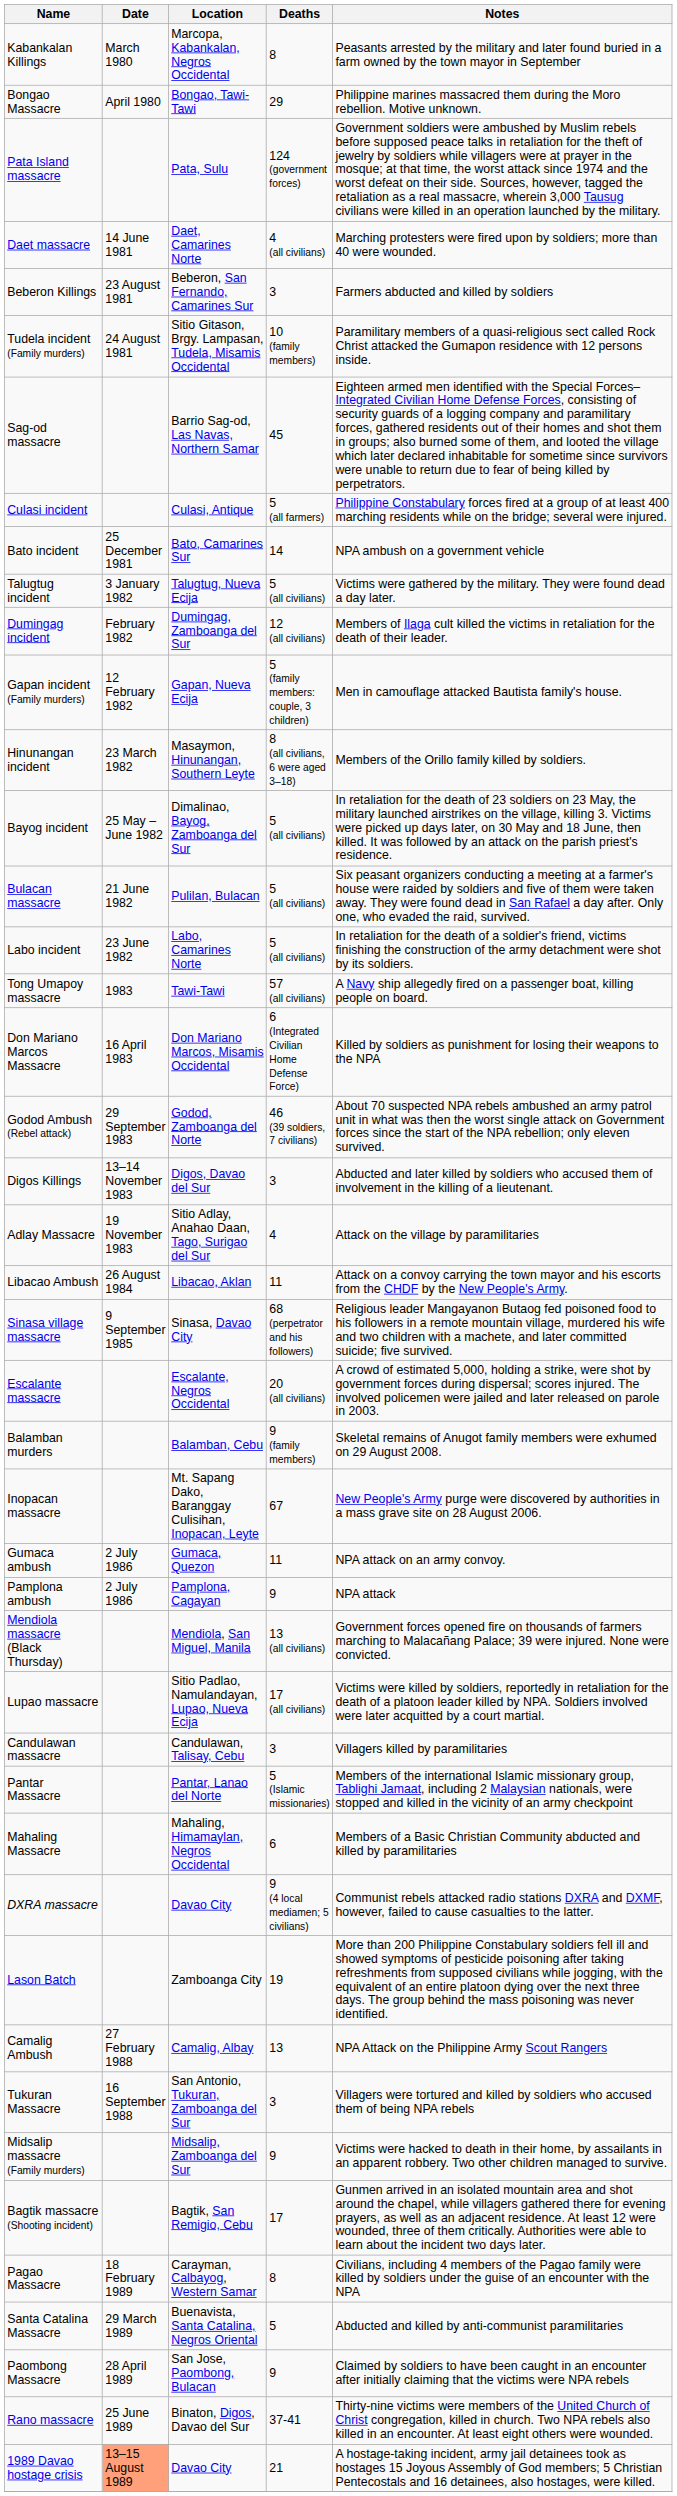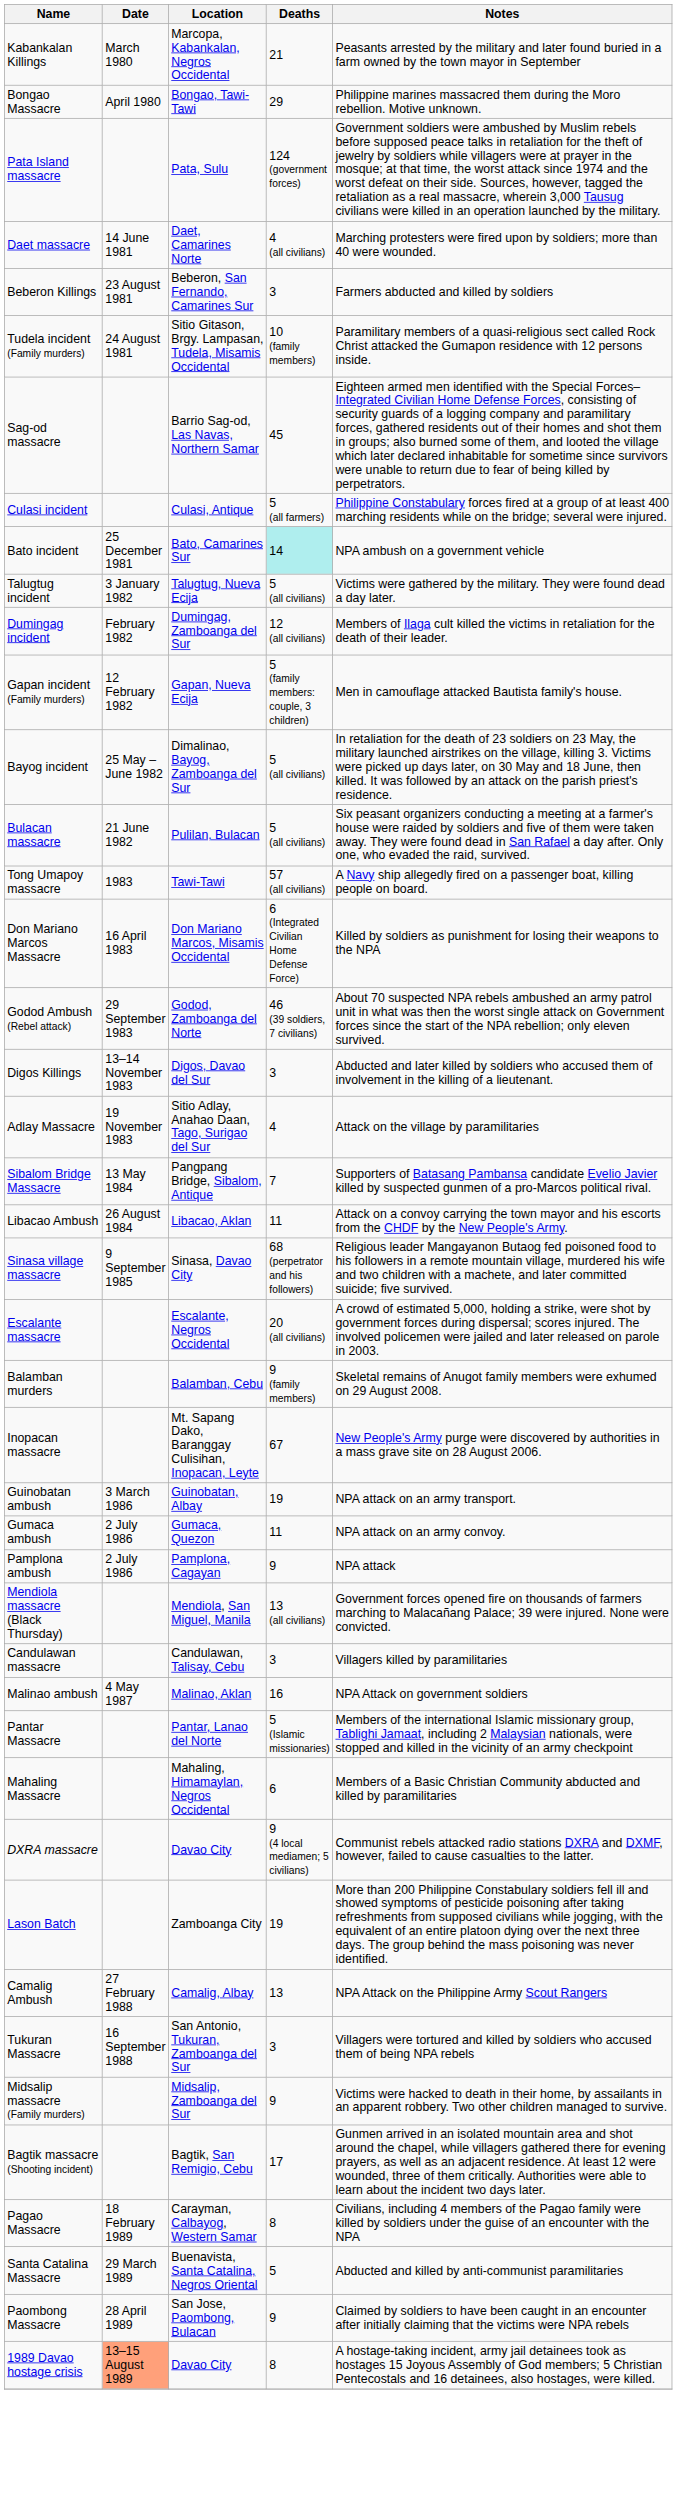(273, 54) 8 -> (276, 54) 21
(276, 550) no background -> (276, 550) paleturquoise background
- row: (40, 760)
- row: (44, 950)
+ row: (49, 1181)
+ row: (39, 1499)
- row: (53, 1702)
+ row: (52, 1694)
- row: (50, 2420)
(276, 2467) 21 -> (273, 2365) 8
